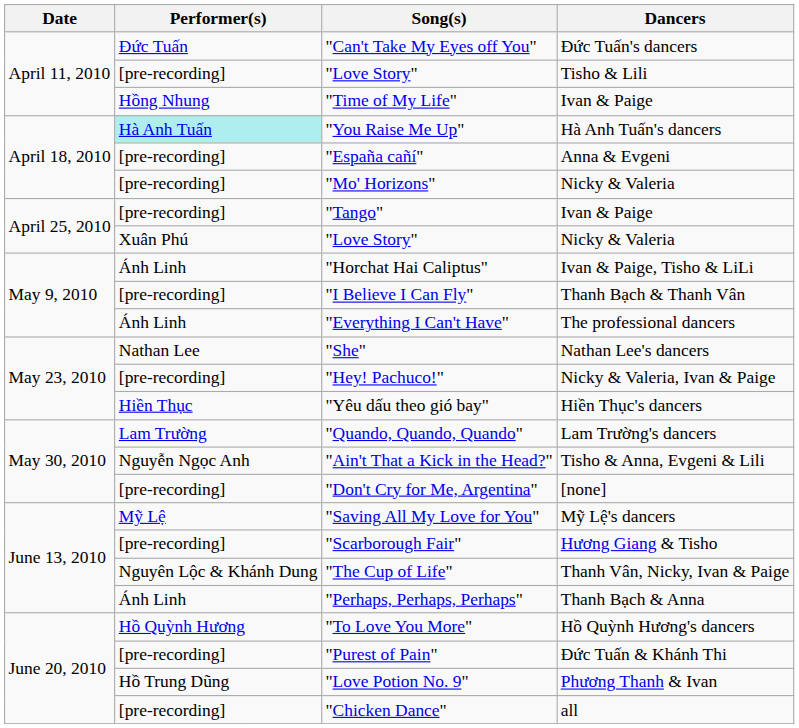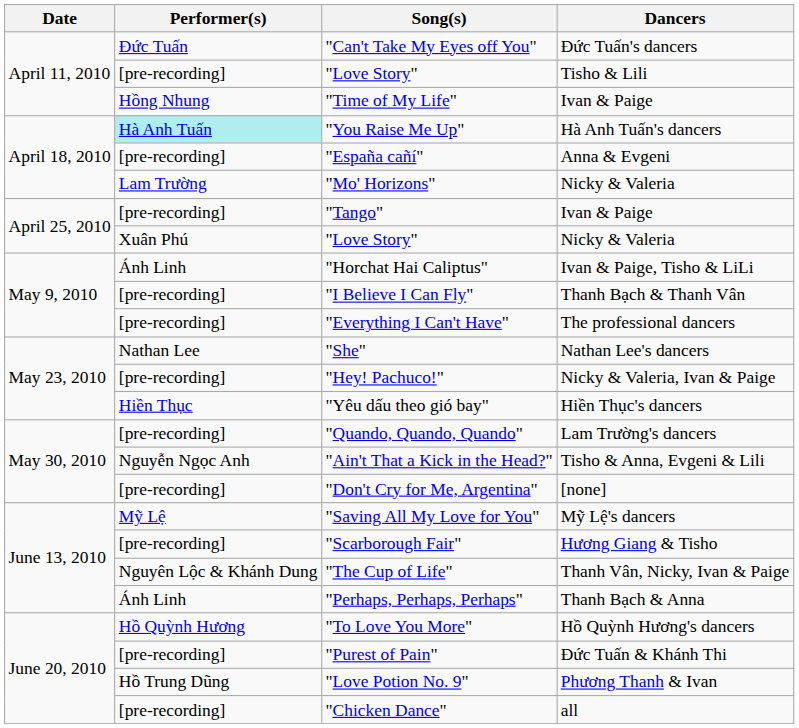(172, 184) [pre-recording] -> (163, 184) Lam Trường
(152, 322) Ánh Linh -> (172, 322) [pre-recording]
(163, 433) Lam Trường -> (172, 433) [pre-recording]
